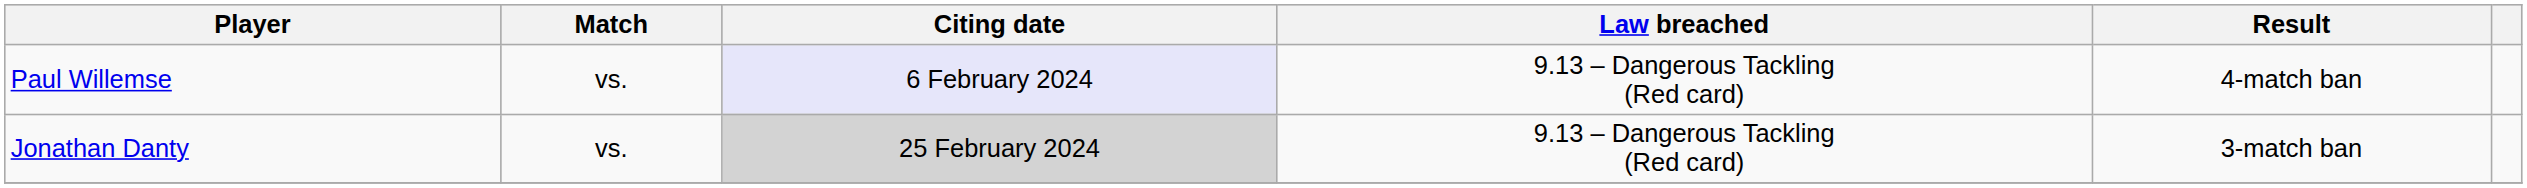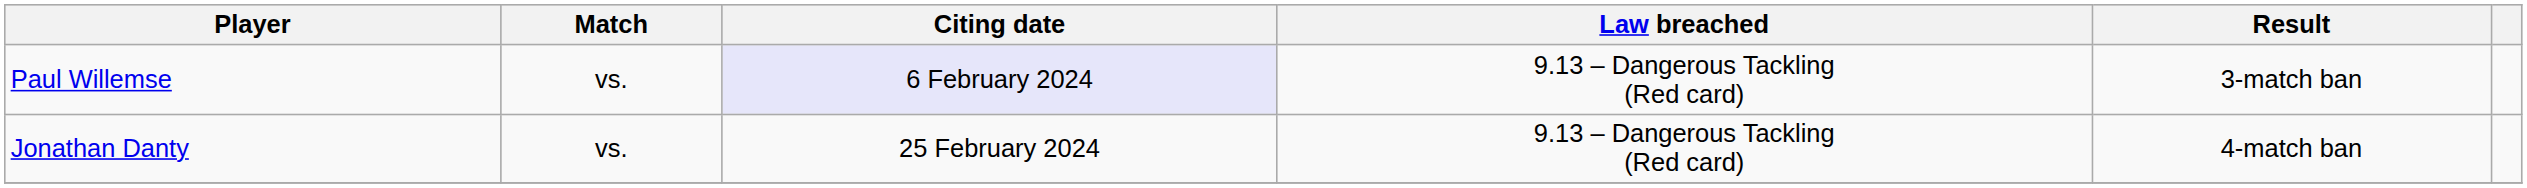(2291, 79) 4-match ban -> (2291, 79) 3-match ban
(1000, 148) lightgrey background -> (1000, 148) no background
(2291, 148) 3-match ban -> (2291, 148) 4-match ban
